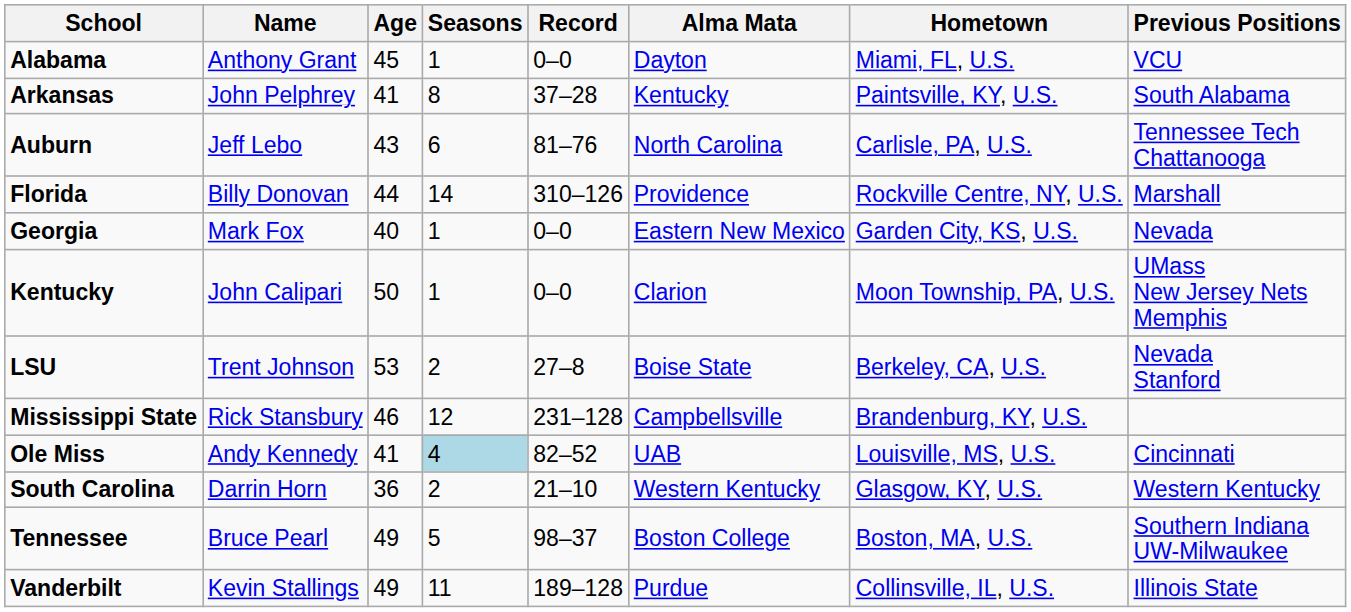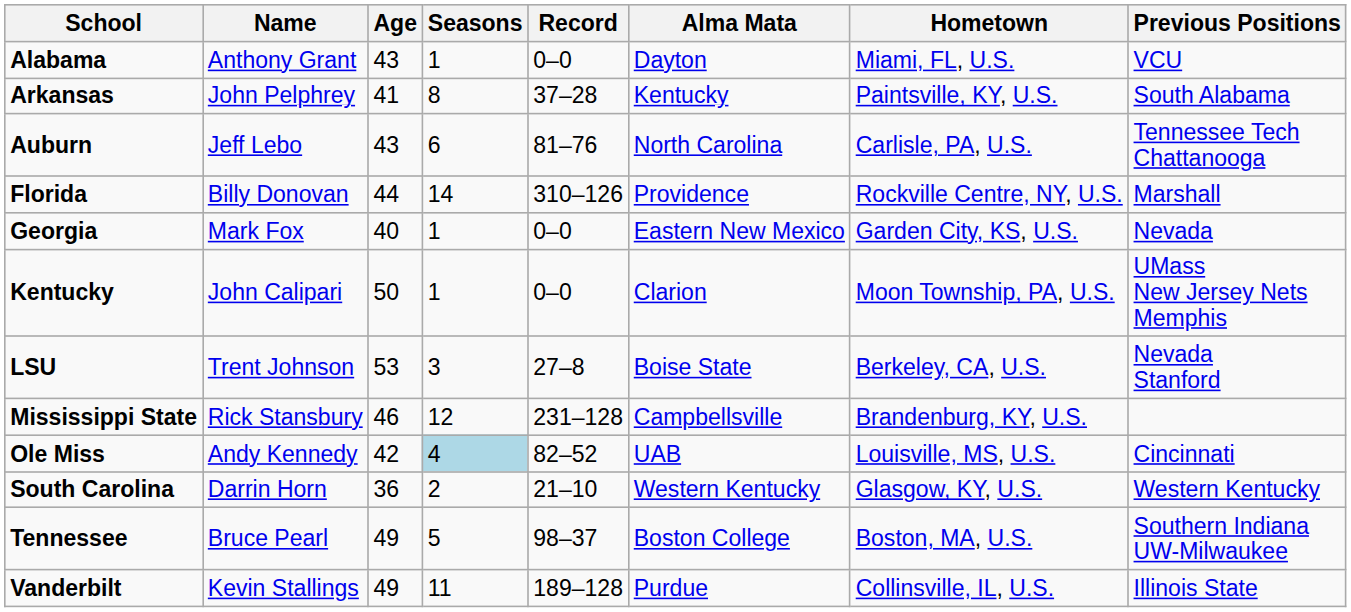(386, 60) 45 -> (386, 60) 43
(434, 368) 2 -> (434, 368) 3
(386, 453) 41 -> (386, 453) 42
